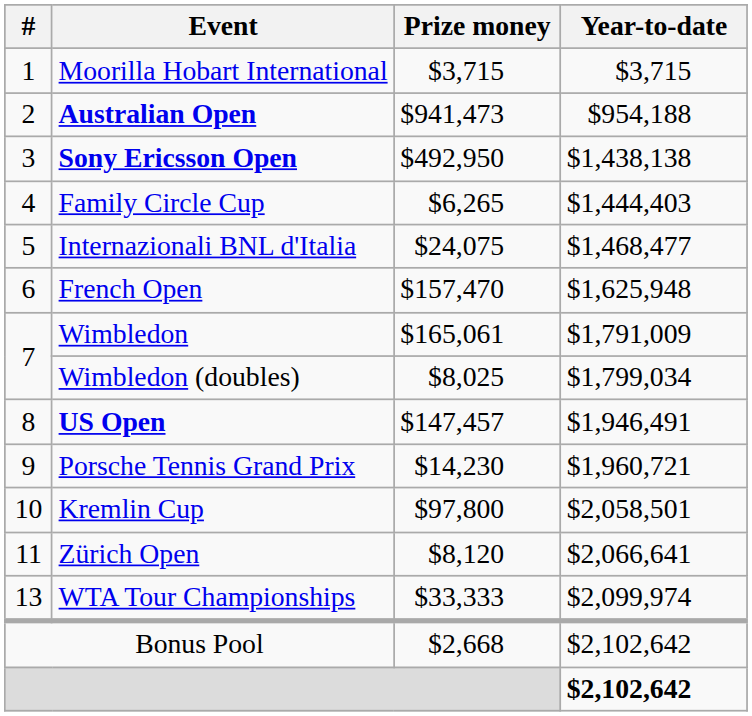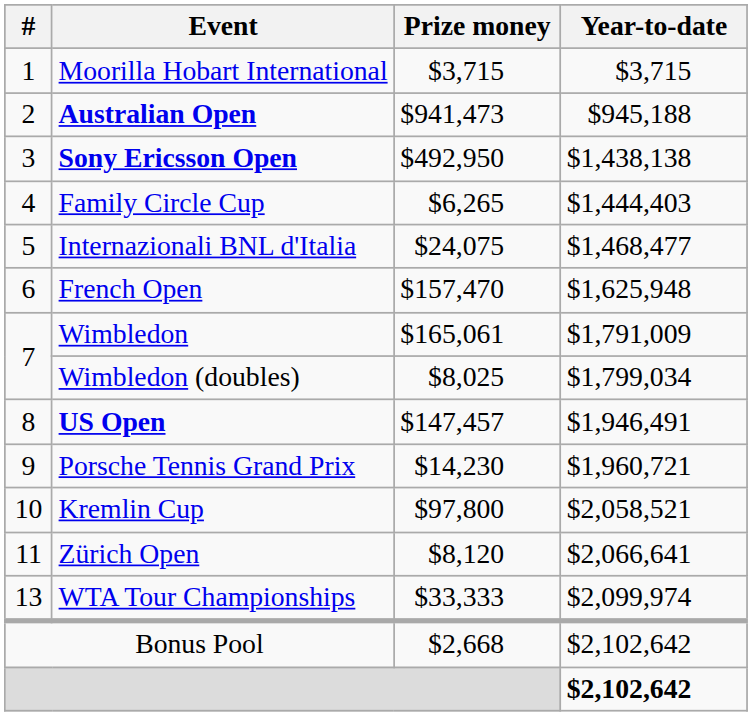(639, 114) $954,188 -> (639, 114) $945,188
(629, 509) $2,058,501 -> (629, 509) $2,058,521
